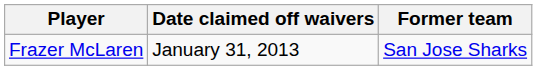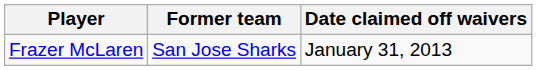columns swapped: (455, 19) <-> (263, 19)
